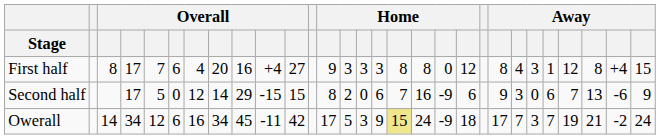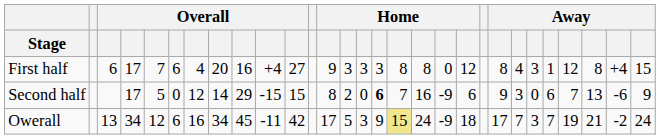(113, 69) 8 -> (113, 69) 6
(379, 95) normal -> (379, 95) bold
(109, 120) 14 -> (109, 120) 13
